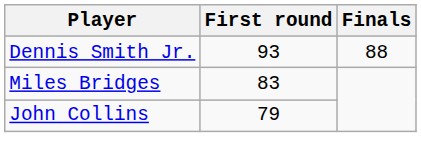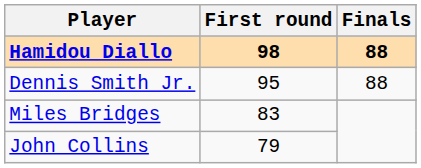+ row: (91, 52)
(269, 52) 93 -> (269, 84) 95
